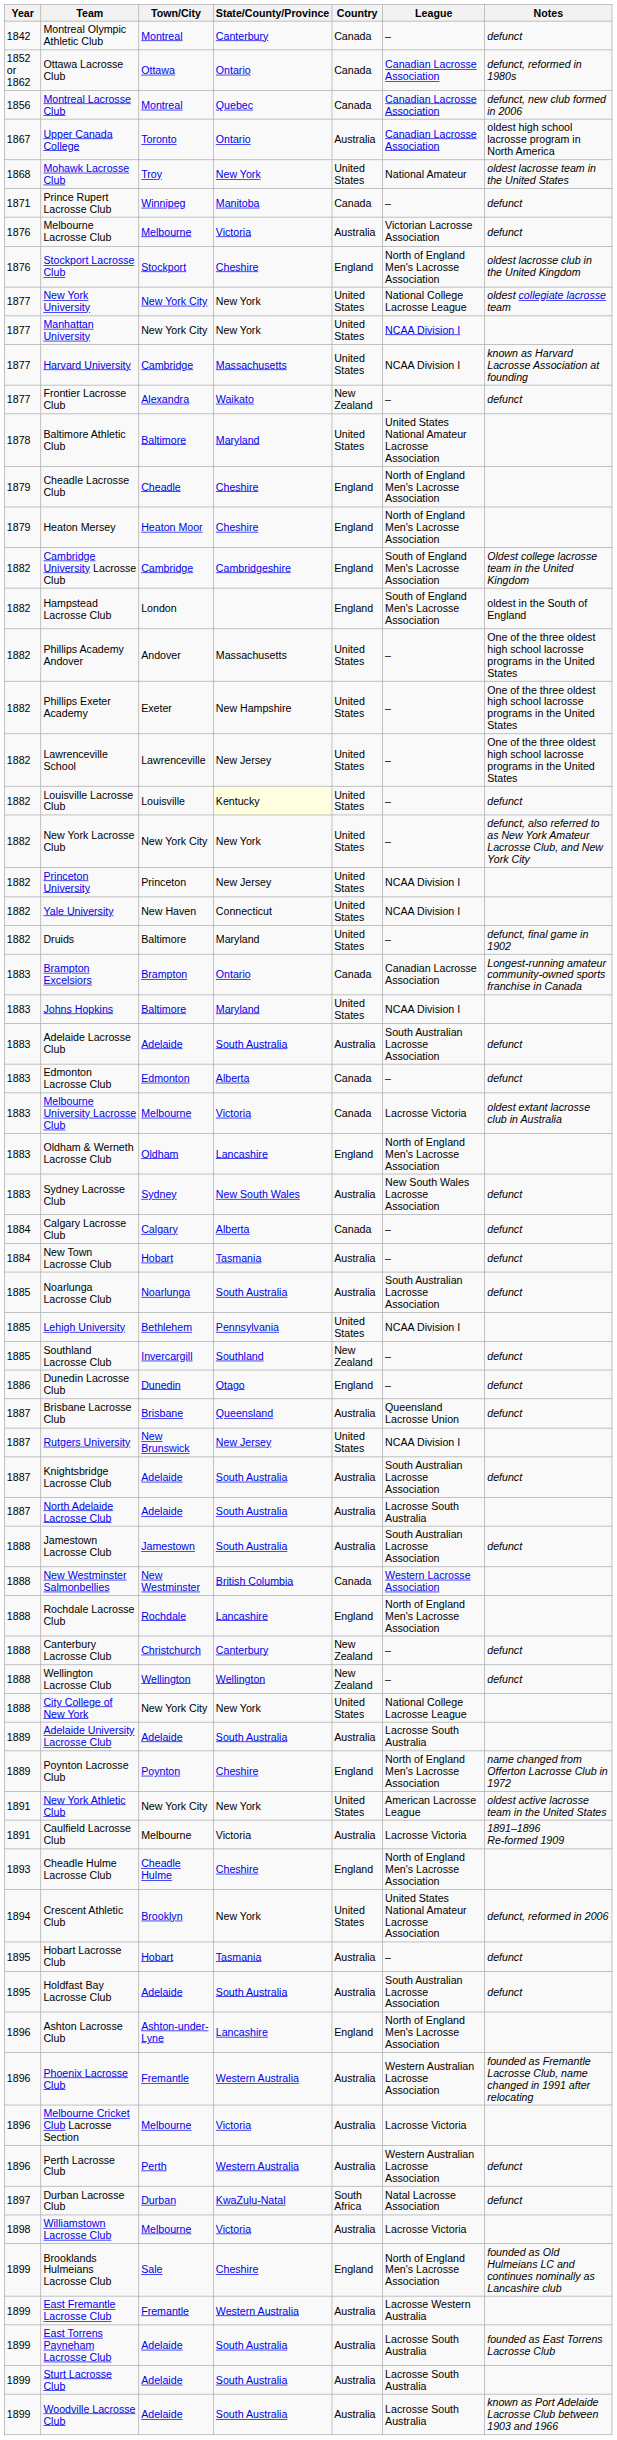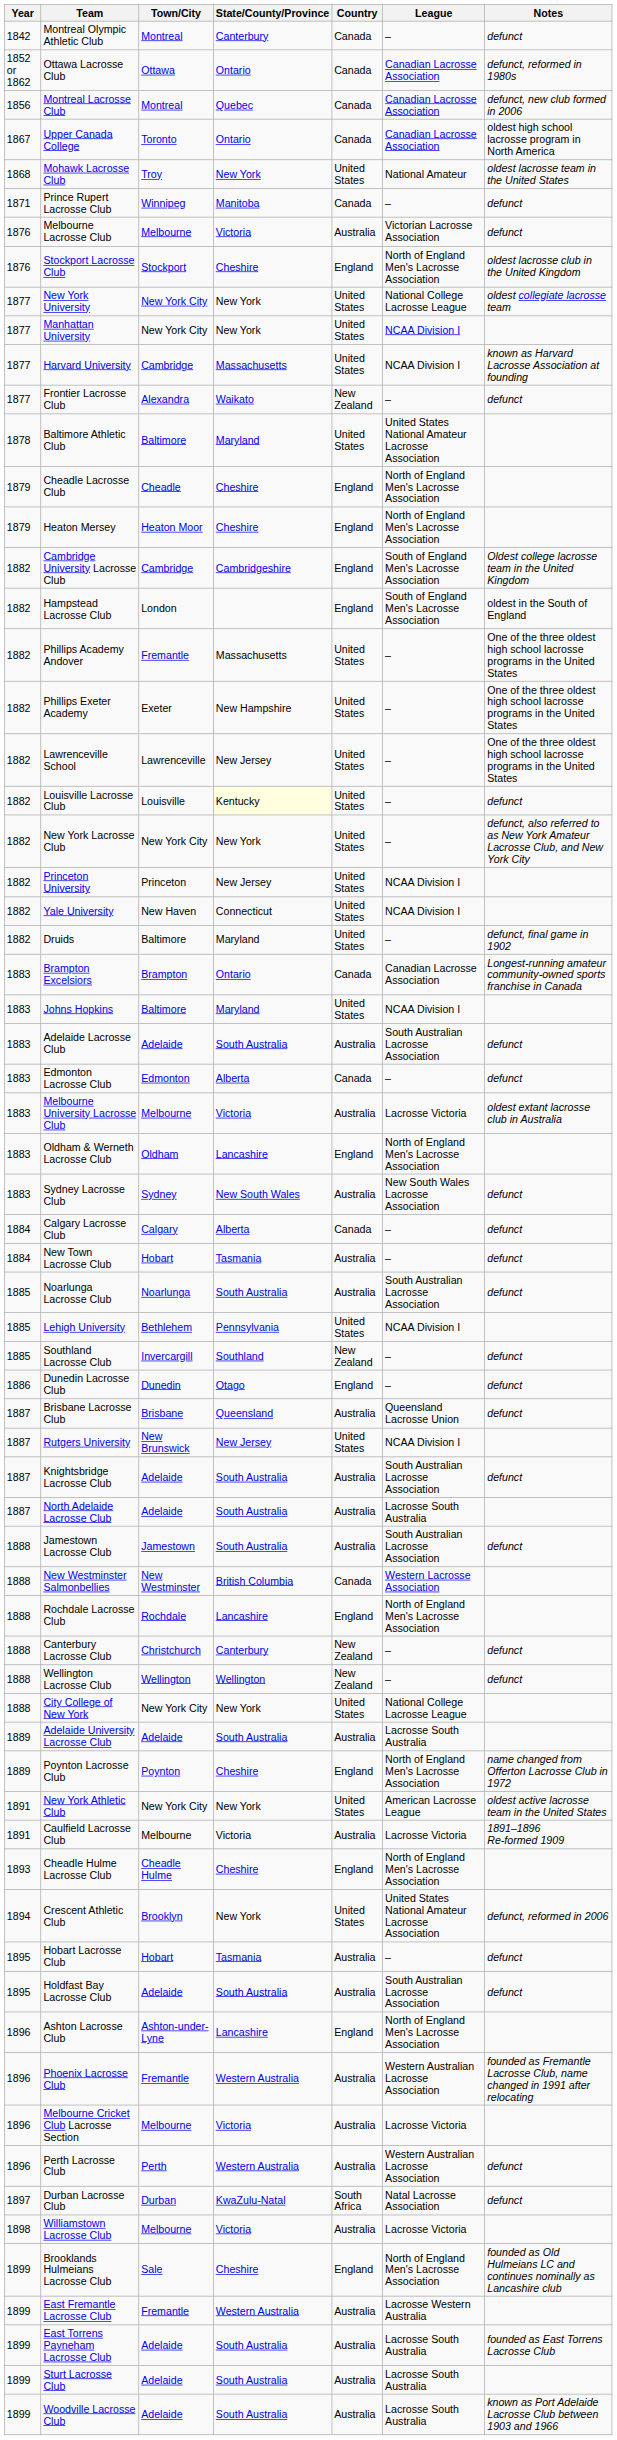(355, 140) Australia -> (353, 140) Canada
(161, 655) Andover -> (165, 655) Fremantle
(353, 1113) Canada -> (355, 1113) Australia
